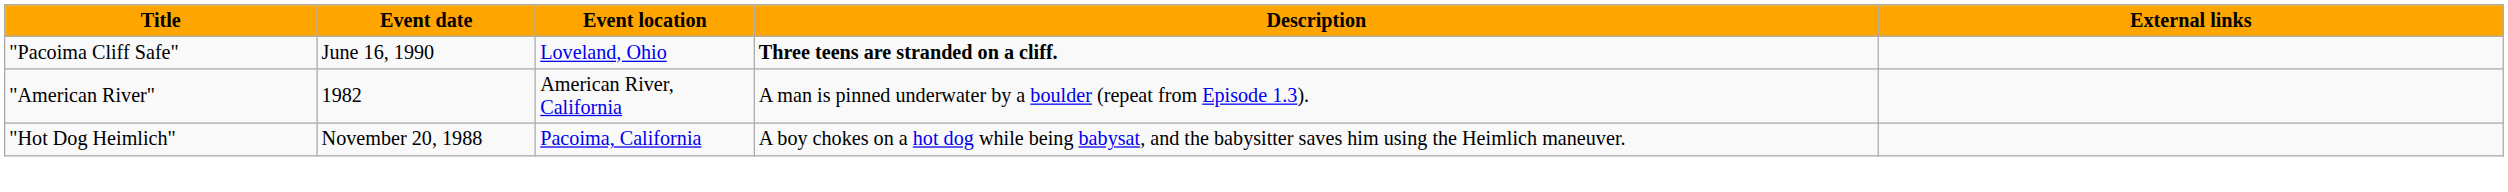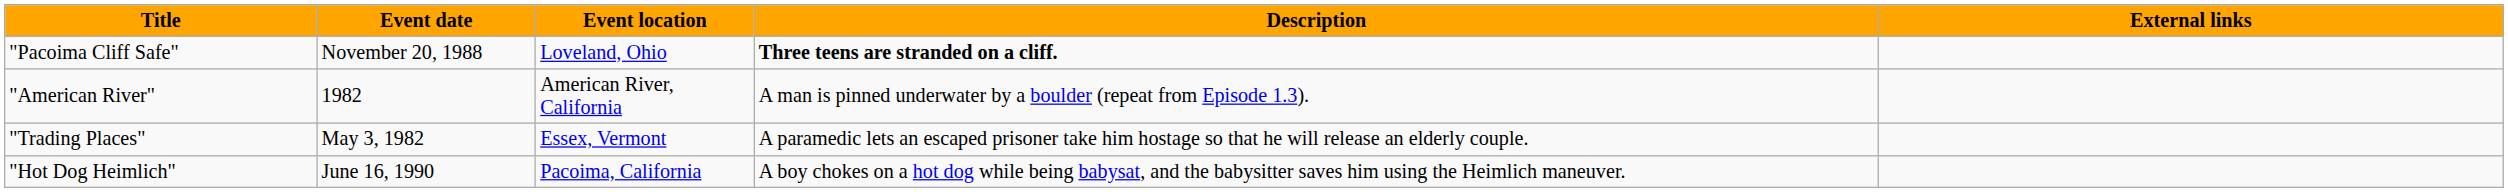(378, 52) June 16, 1990 -> (402, 52) November 20, 1988
+ row: (77, 139)
(402, 139) November 20, 1988 -> (378, 171) June 16, 1990
